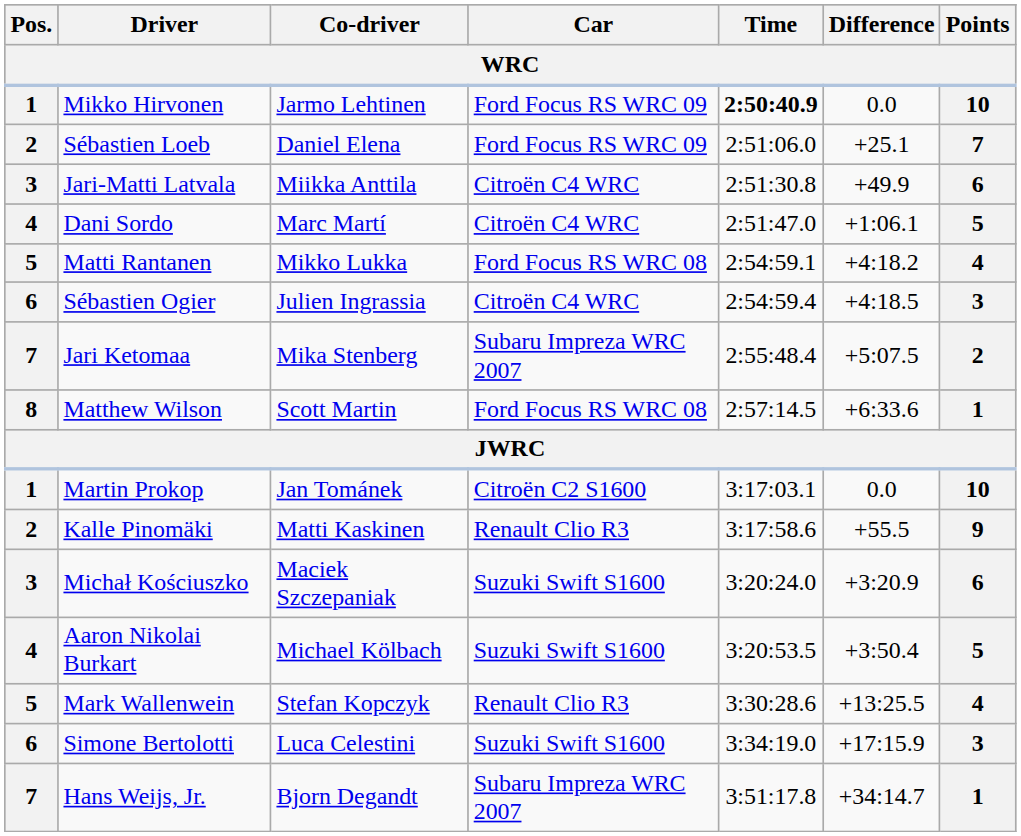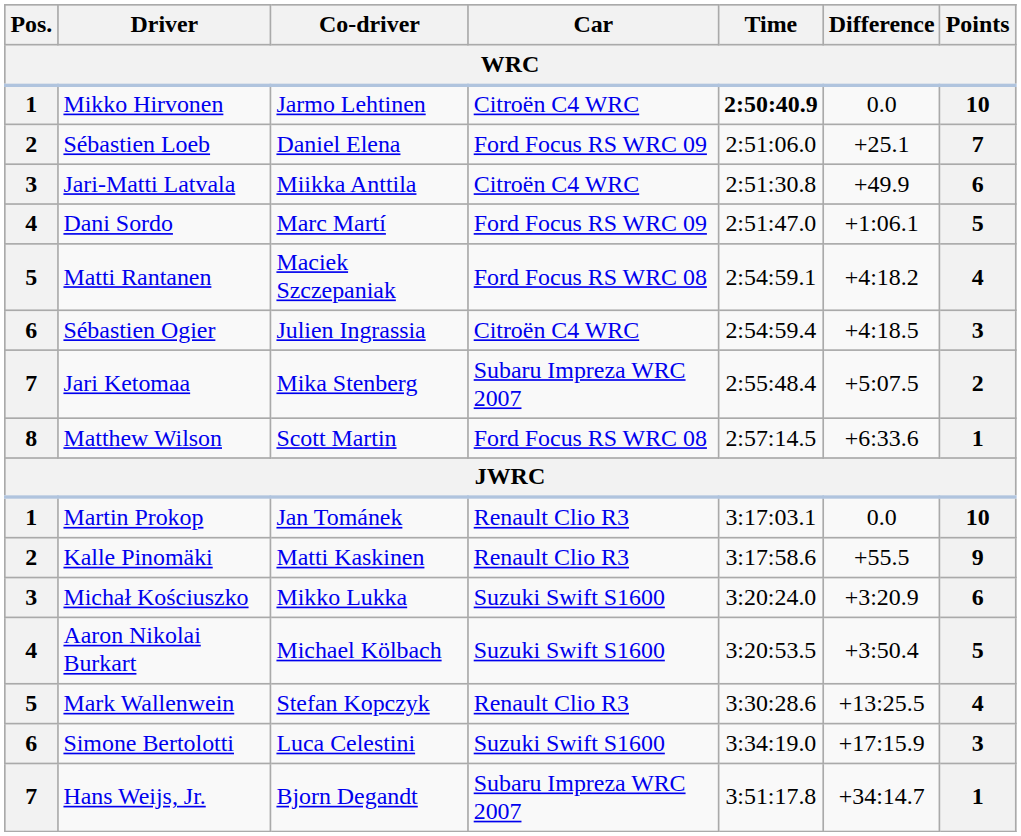(590, 105) Ford Focus RS WRC 09 -> (556, 105) Citroën C4 WRC
(556, 223) Citroën C4 WRC -> (590, 223) Ford Focus RS WRC 09
(342, 262) Mikko Lukka -> (336, 276) Maciek Szczepaniak
(560, 489) Citroën C2 S1600 -> (551, 518) Renault Clio R3
(336, 582) Maciek Szczepaniak -> (342, 596) Mikko Lukka
